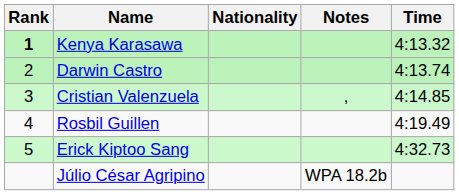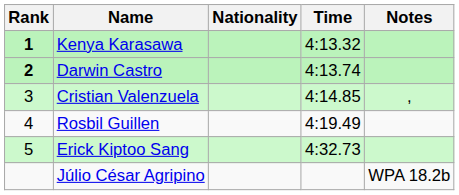columns swapped: (423, 17) <-> (346, 17)
(29, 70) normal -> (29, 70) bold
